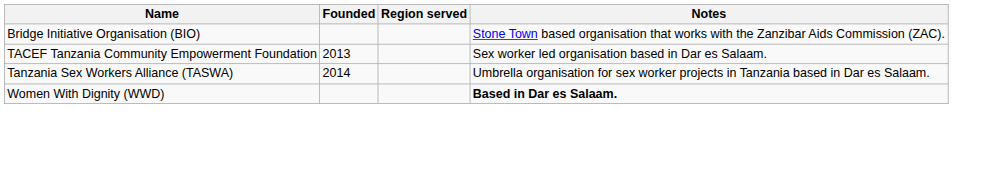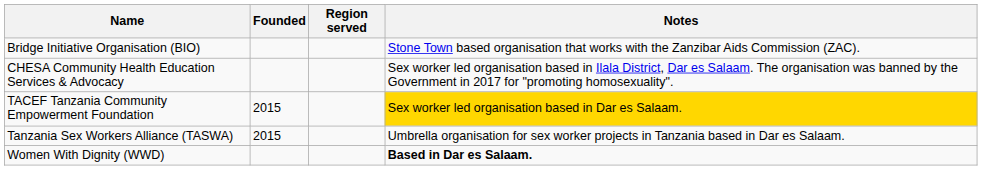+ row: (111, 75)
(336, 53) 2013 -> (267, 108) 2015
(620, 53) no background -> (535, 108) gold background
(336, 73) 2014 -> (267, 135) 2015
